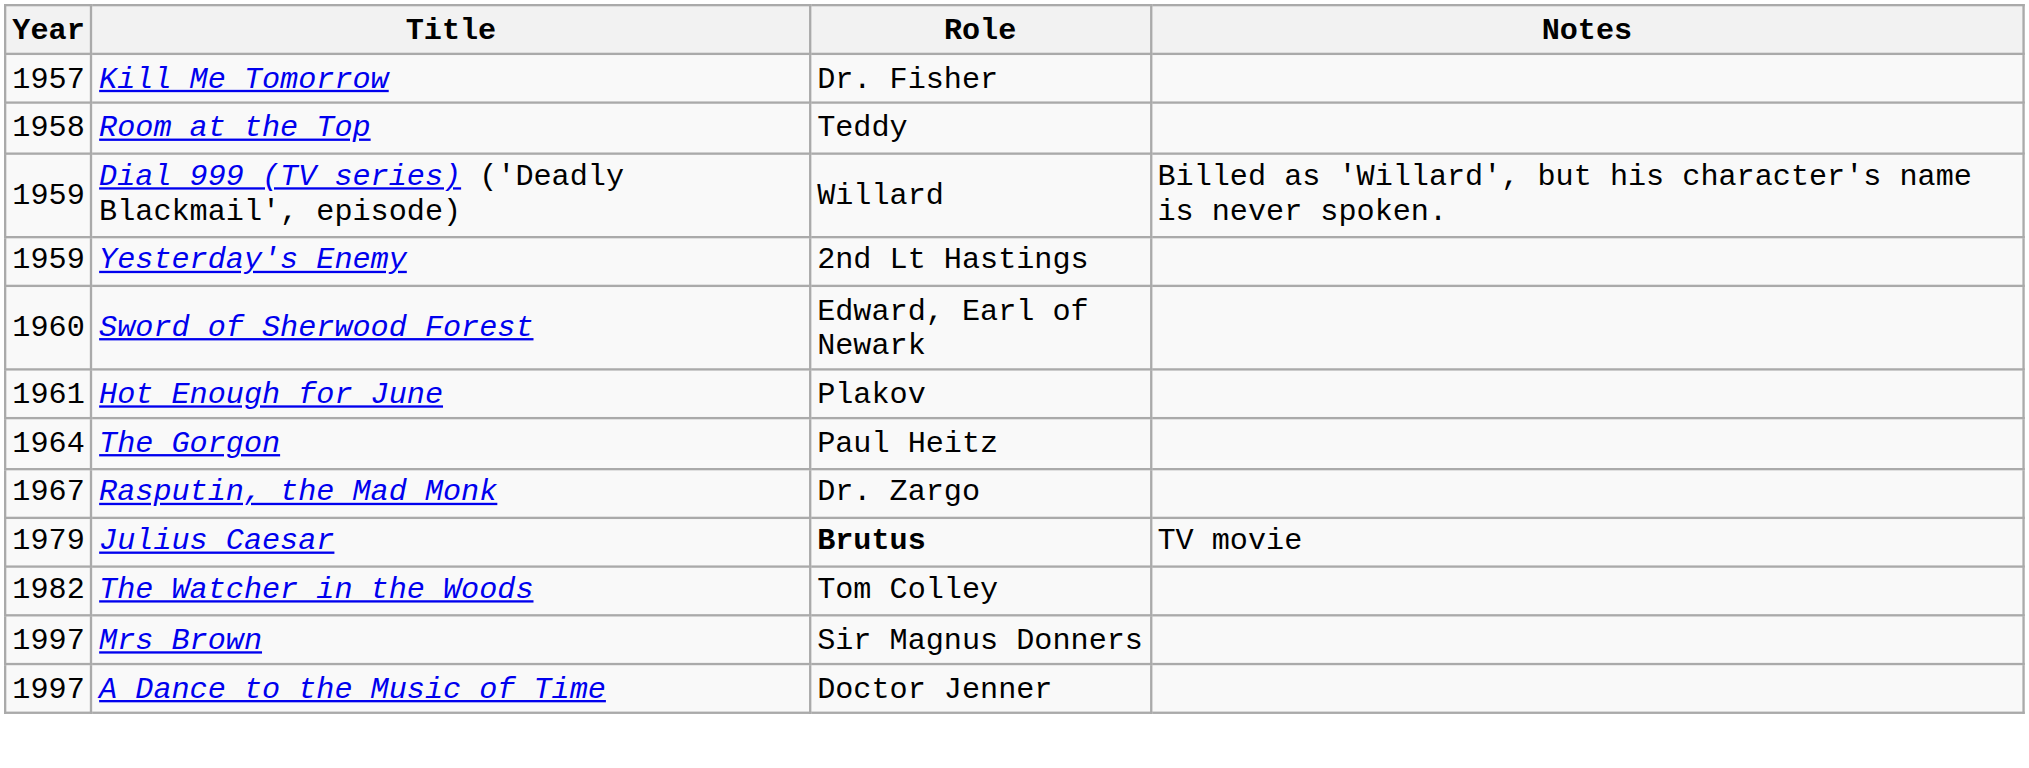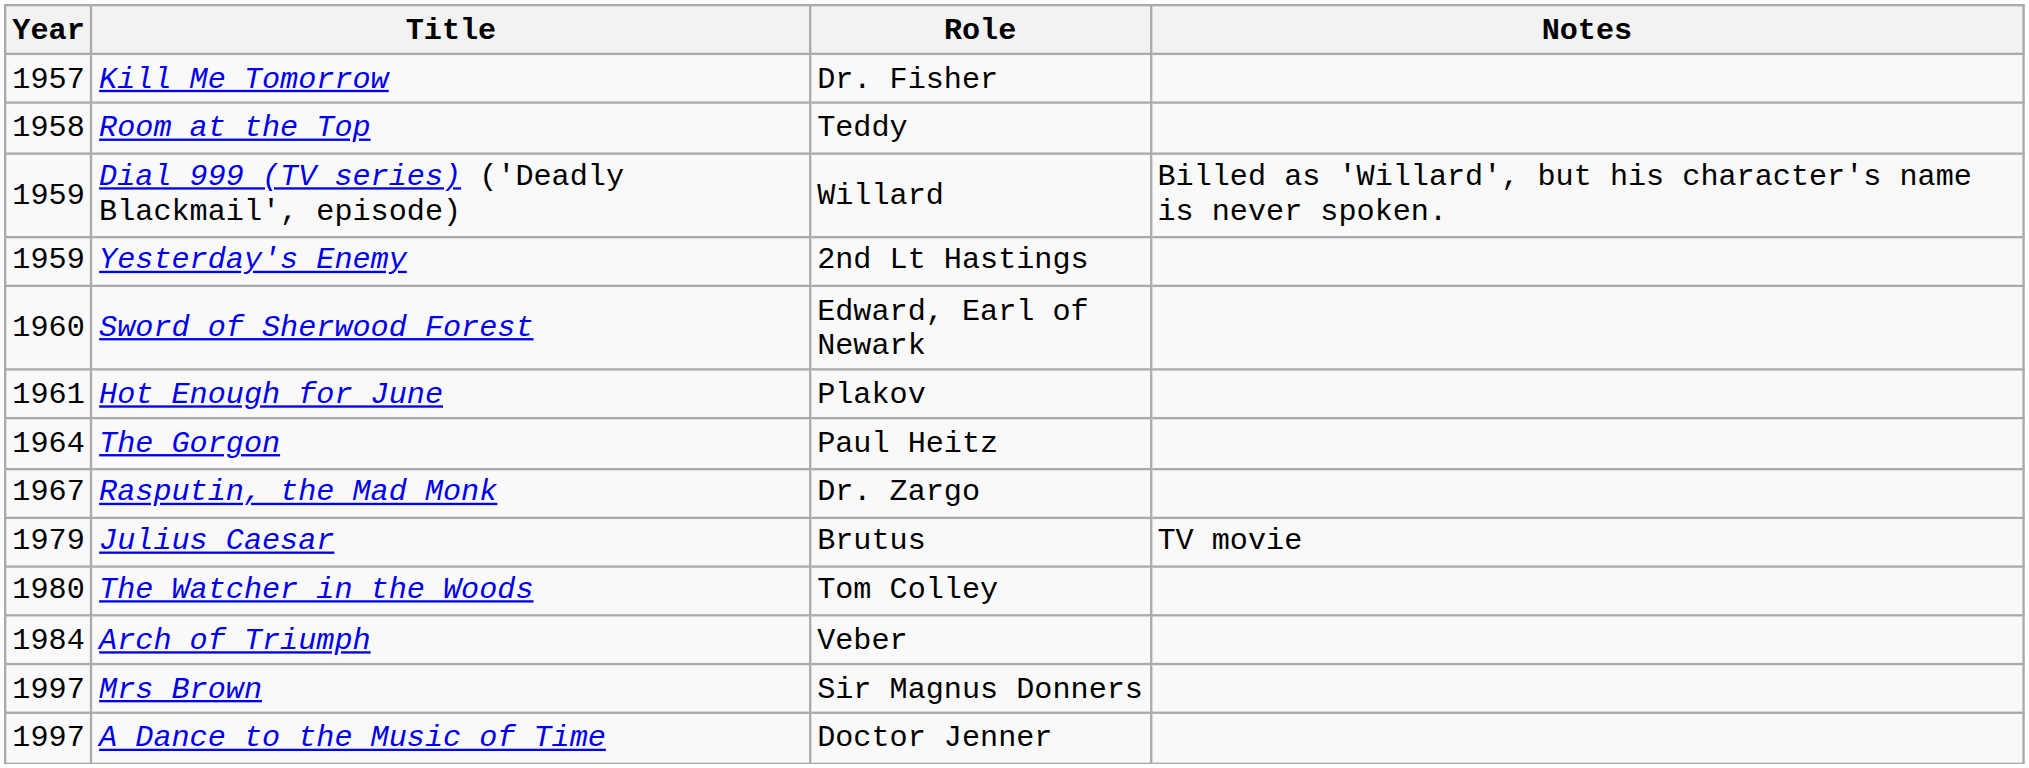(871, 542) bold -> (871, 542) normal
(49, 591) 1982 -> (49, 591) 1980
+ row: (235, 640)
